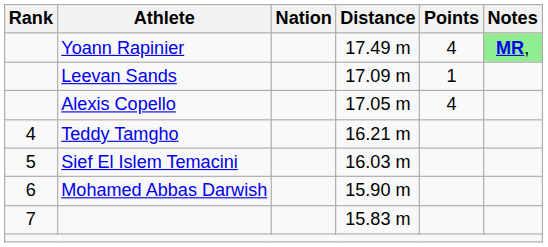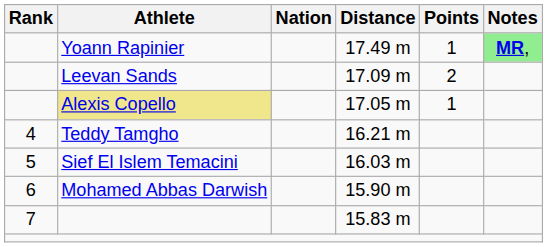(452, 47) 4 -> (452, 47) 1
(452, 76) 1 -> (452, 76) 2
(119, 104) no background -> (119, 104) khaki background
(452, 104) 4 -> (452, 104) 1
